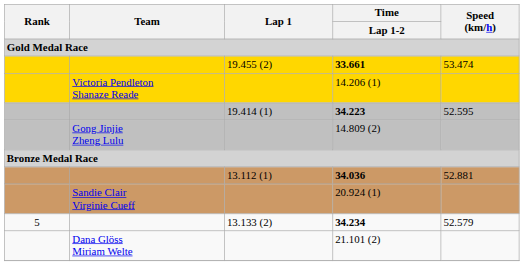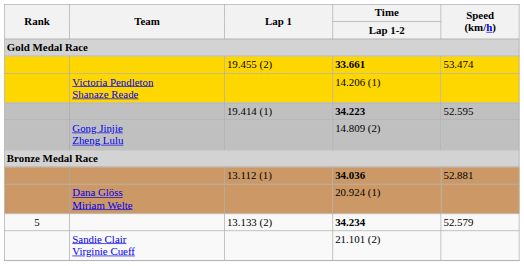(104, 199) Sandie Clair Virginie Cueff -> (102, 199) Dana Glöss Miriam Welte
(102, 245) Dana Glöss Miriam Welte -> (104, 245) Sandie Clair Virginie Cueff
